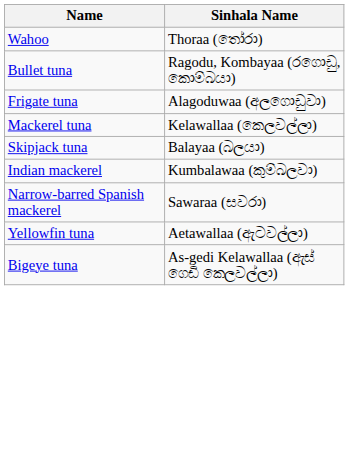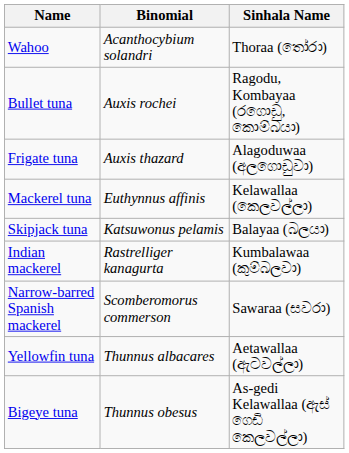+ column: (165, 16)
